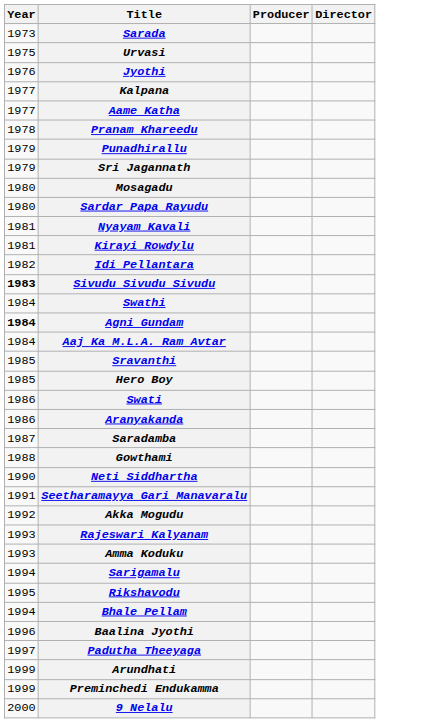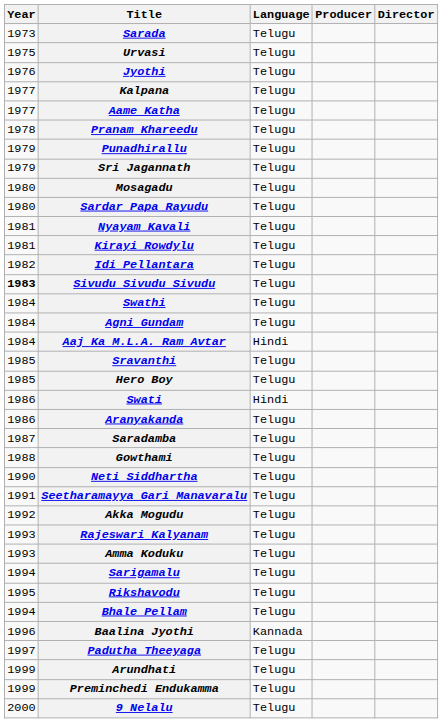+ column: (281, 14)
(21, 323) bold -> (21, 323) normal
